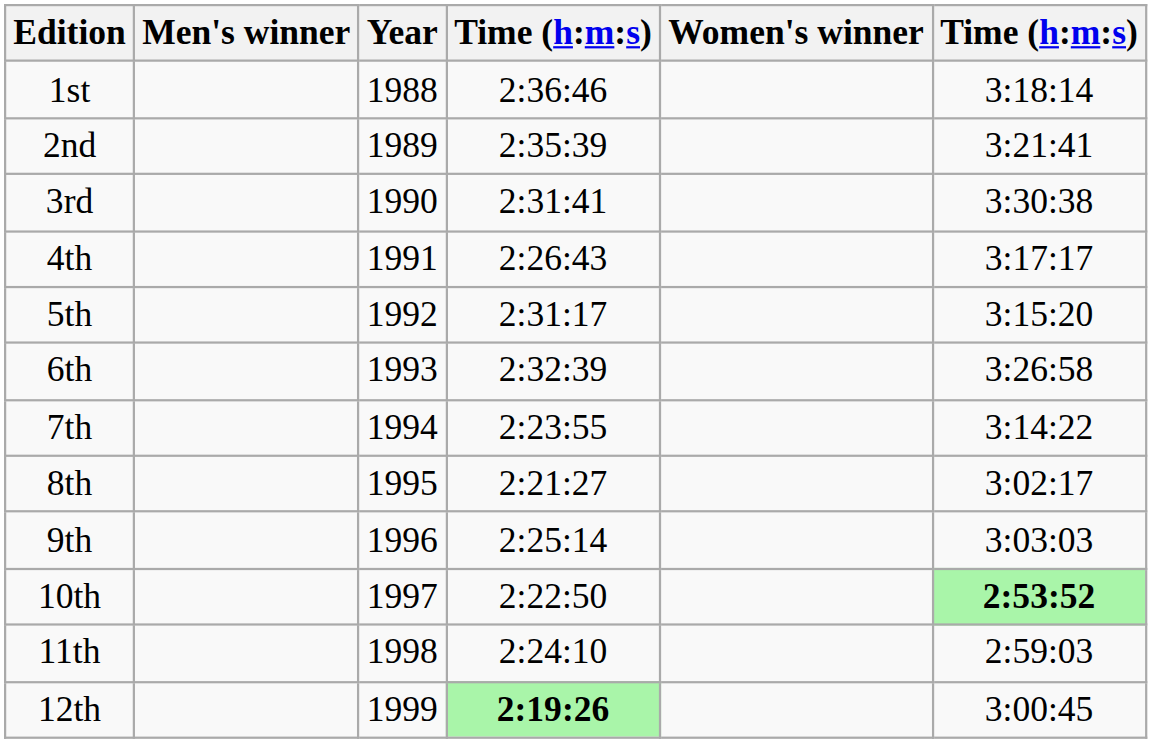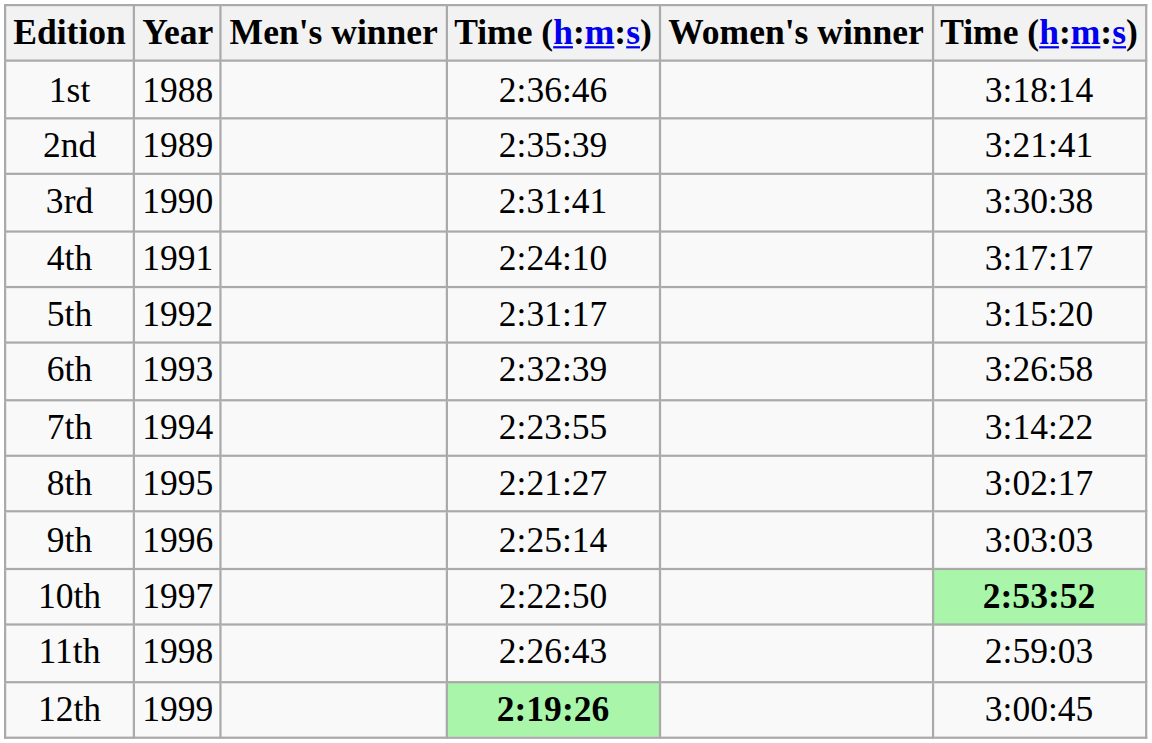columns swapped: (402, 32) <-> (246, 32)
(553, 257) 2:26:43 -> (553, 257) 2:24:10
(553, 652) 2:24:10 -> (553, 652) 2:26:43
